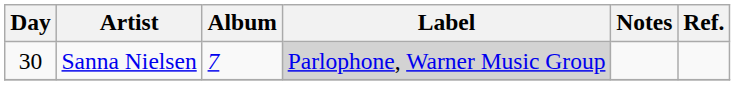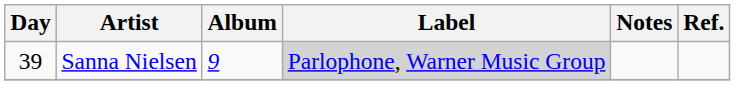(30, 60) 30 -> (30, 60) 39
(213, 60) 7 -> (213, 60) 9
